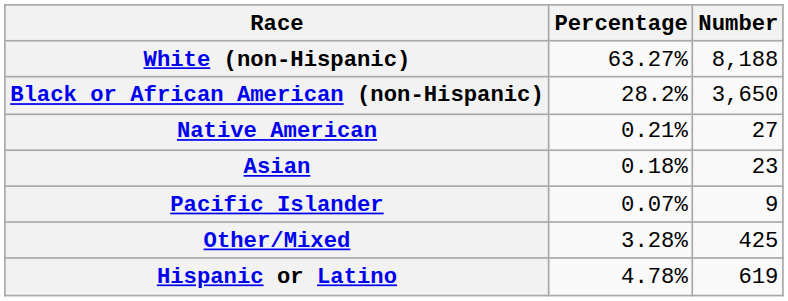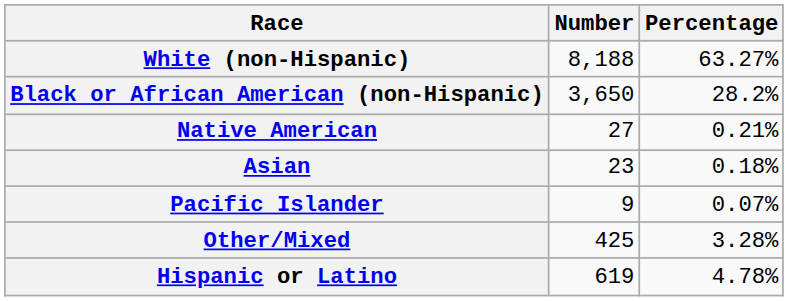columns swapped: (738, 23) <-> (621, 23)
